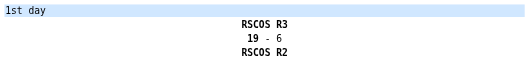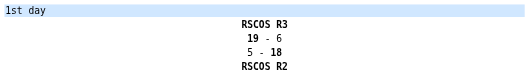+ row: (265, 53)
